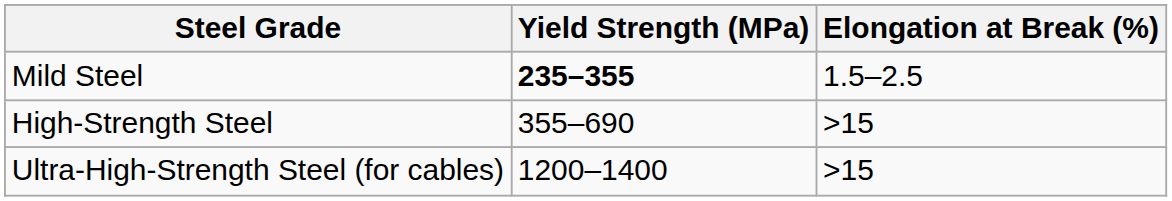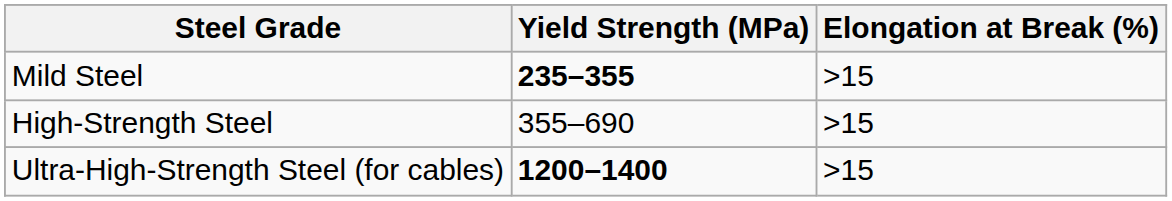(873, 75) 1.5–2.5 -> (848, 75) >15
(593, 170) normal -> (593, 170) bold
